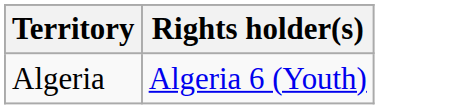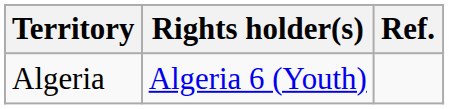+ column: (408, 28)
